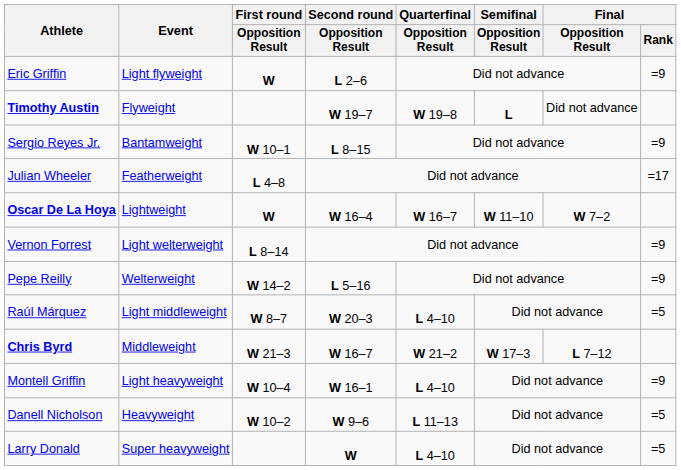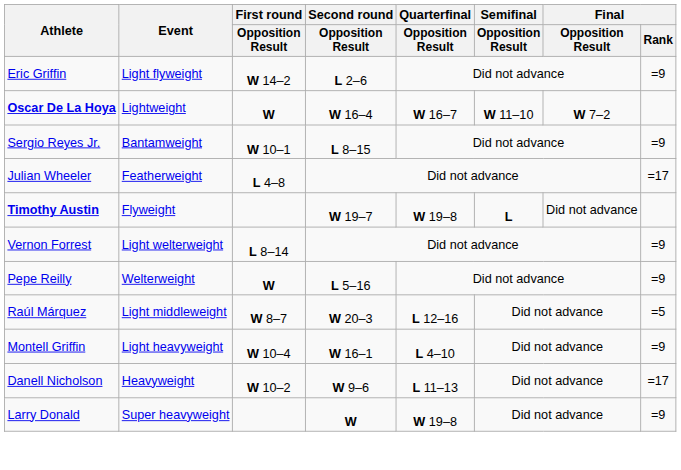(269, 81) W -> (269, 81) W 14–2
rows swapped: (53, 108) <-> (62, 210)
(269, 286) W 14–2 -> (269, 286) W
(435, 320) L 4–10 -> (435, 320) L 12–16
- row: (40, 347)
(658, 415) =5 -> (658, 381) =17
(435, 456) L 4–10 -> (435, 422) W 19–8
(658, 449) =5 -> (658, 415) =9
